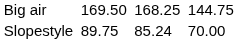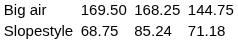(100, 30) 89.75 -> (100, 30) 68.75
(207, 30) 70.00 -> (207, 30) 71.18
